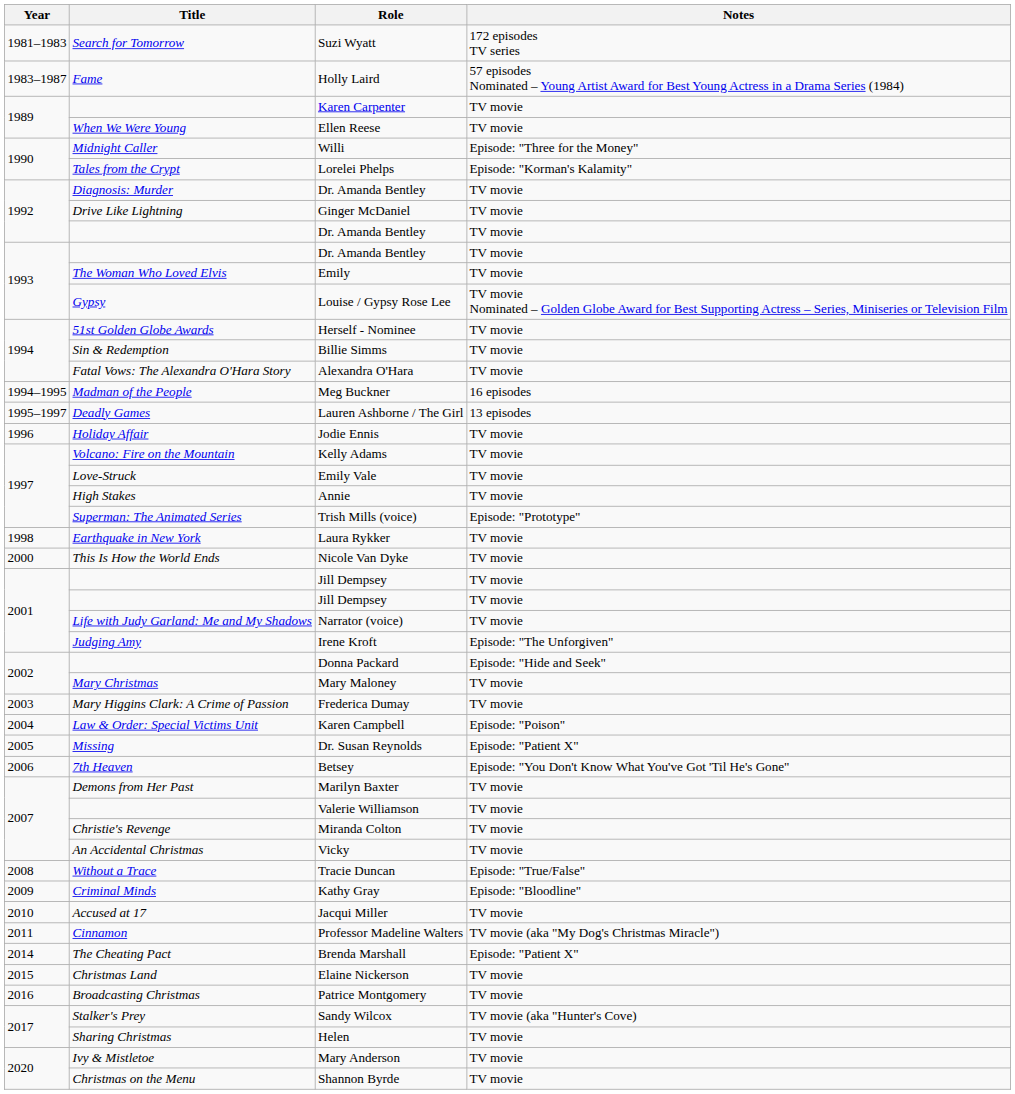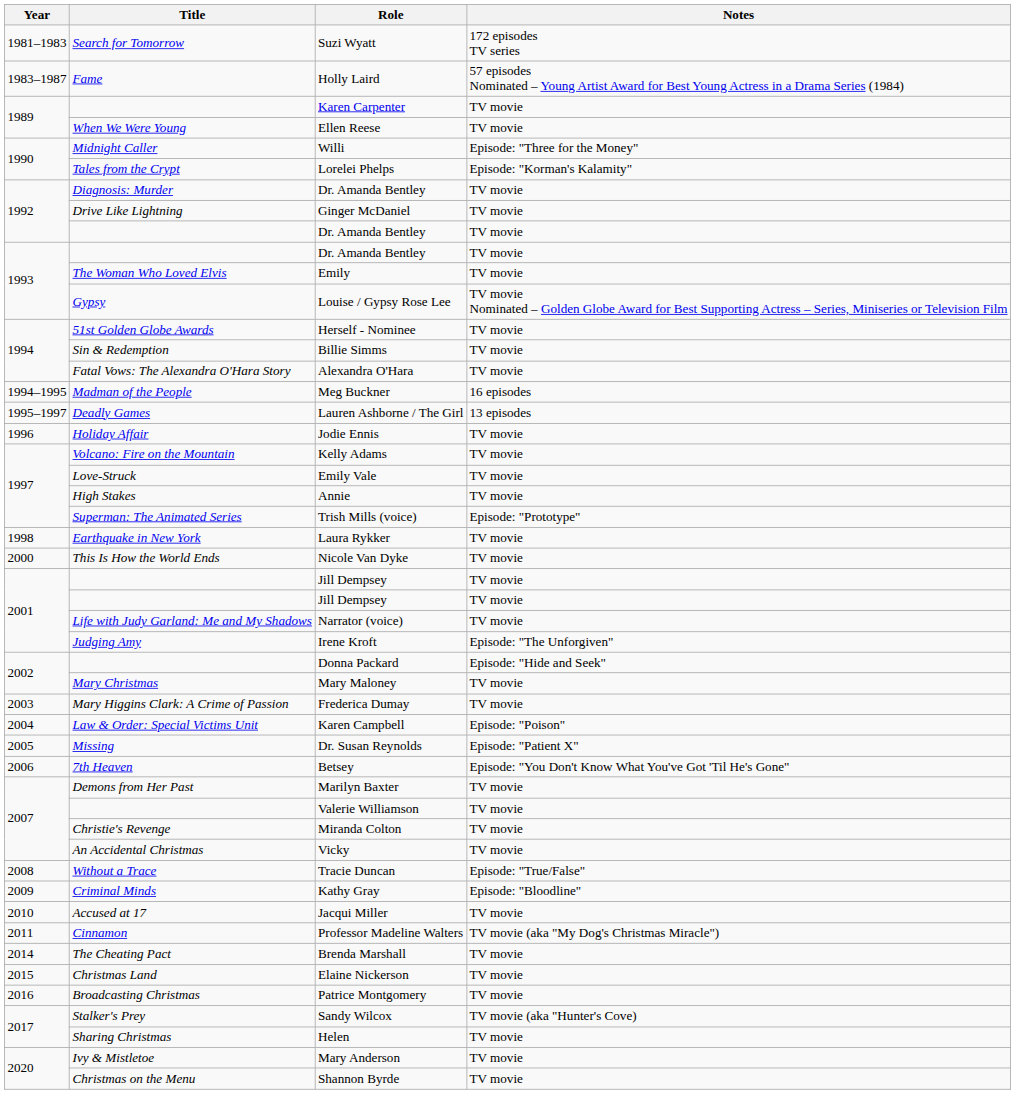(524, 953) Episode: "Patient X" -> (496, 953) TV movie
